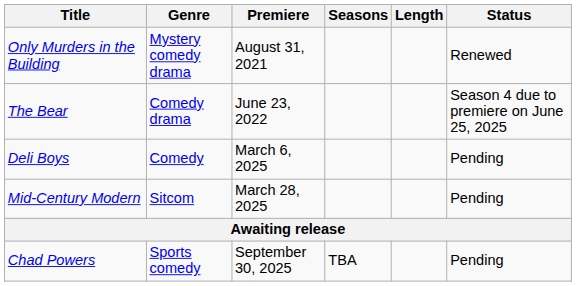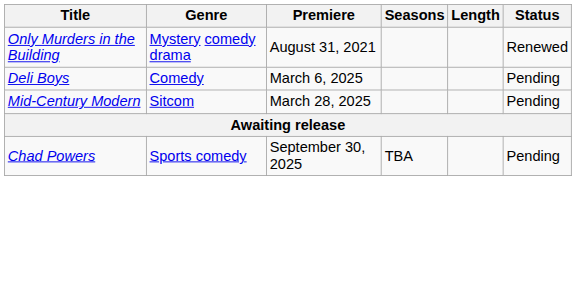- row: (38, 111)
